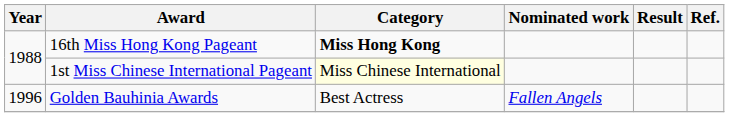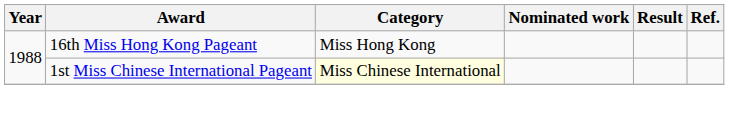(380, 44) bold -> (378, 44) normal
- row: (134, 97)
